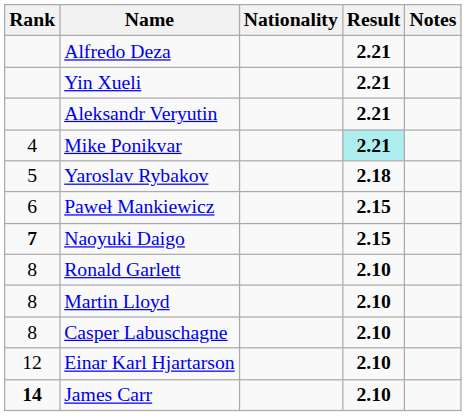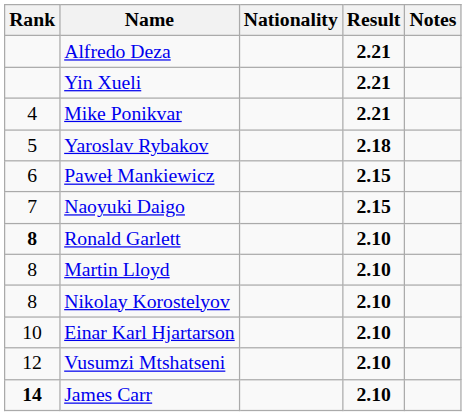- row: (141, 113)
(374, 144) paleturquoise background -> (374, 113) no background
(32, 238) bold -> (32, 207) normal
(32, 269) normal -> (32, 238) bold
- row: (146, 332)
+ row: (147, 301)
(32, 363) 12 -> (32, 332) 10
+ row: (145, 363)
